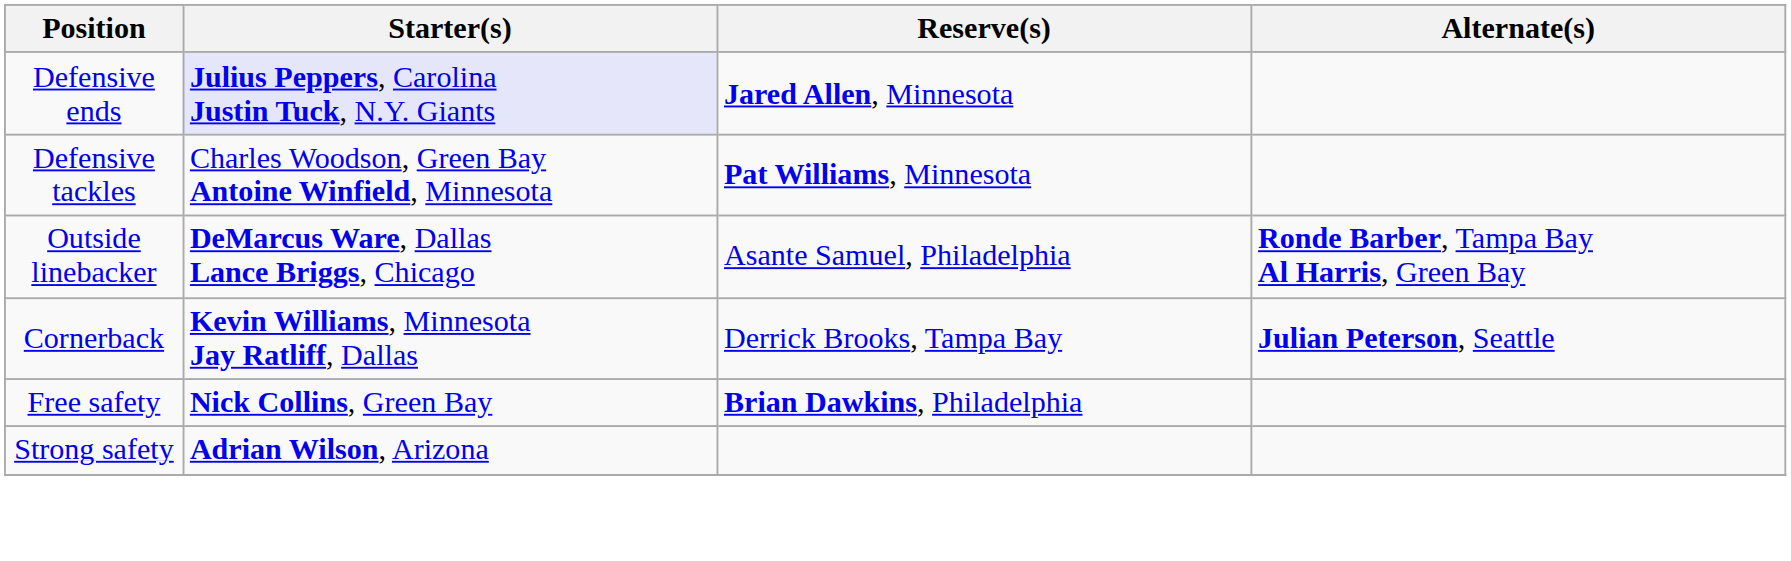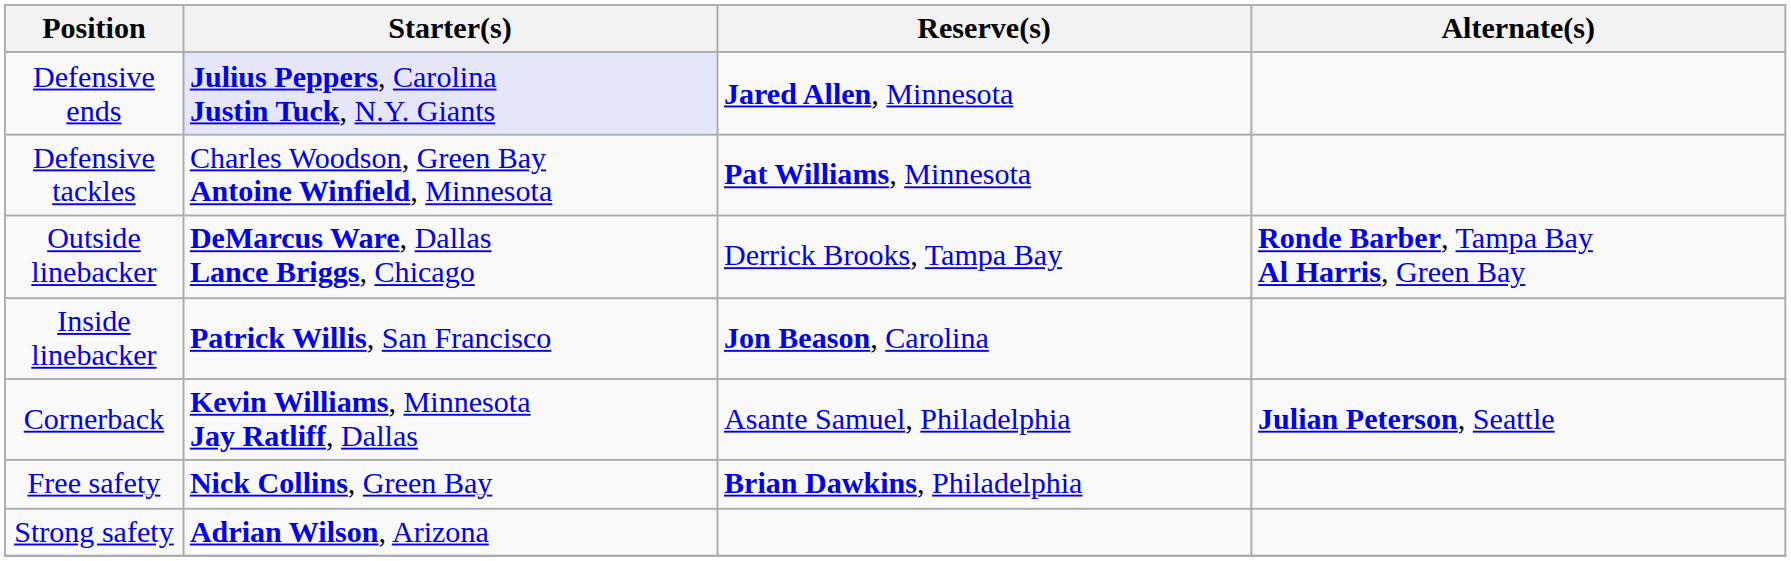(897, 256) Asante Samuel, Philadelphia -> (893, 256) Derrick Brooks, Tampa Bay
+ row: (94, 337)
(893, 337) Derrick Brooks, Tampa Bay -> (897, 419) Asante Samuel, Philadelphia
